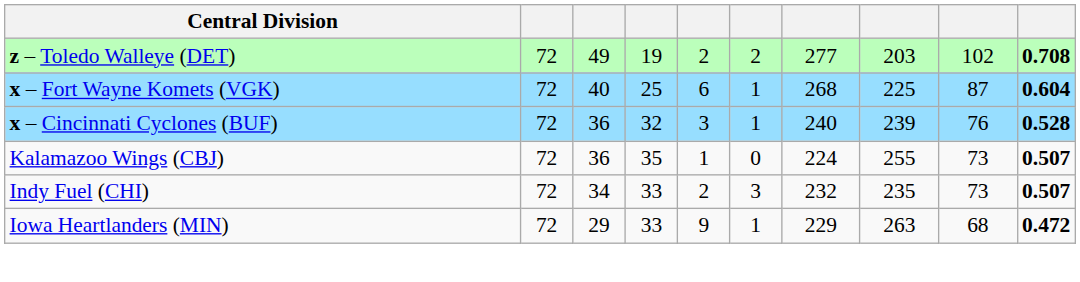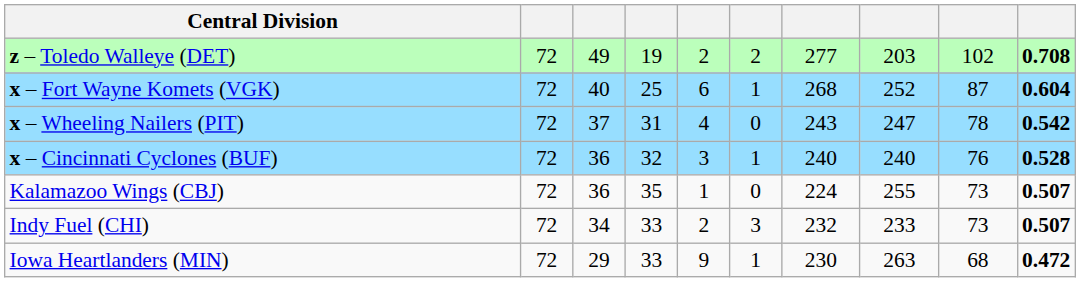(899, 89) 225 -> (899, 89) 252
+ row: (127, 123)
(899, 123) 239 -> (899, 157) 240
(899, 191) 235 -> (899, 225) 233
(821, 225) 229 -> (821, 259) 230
